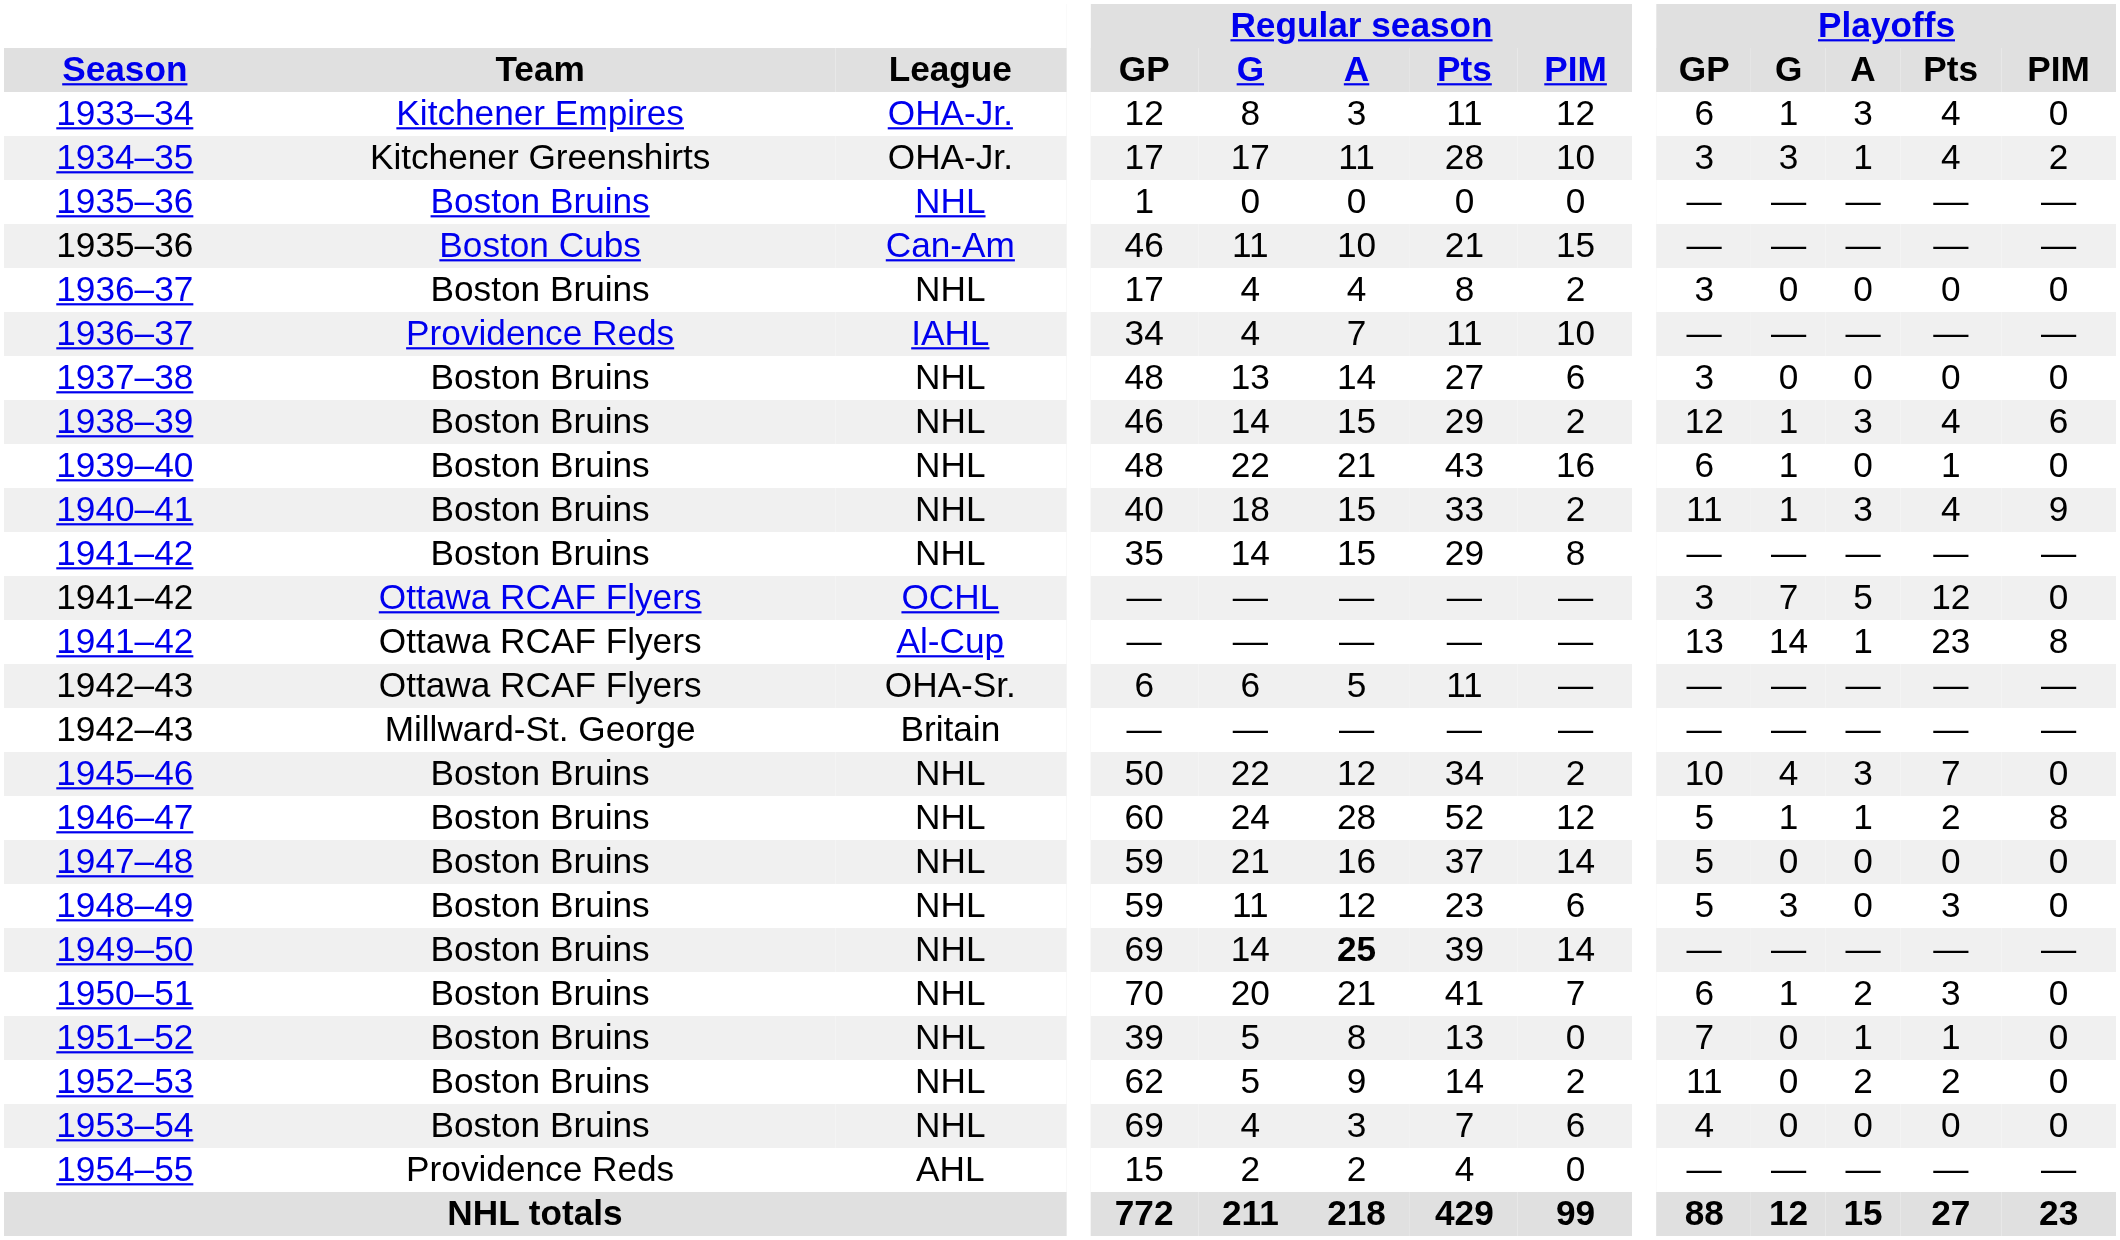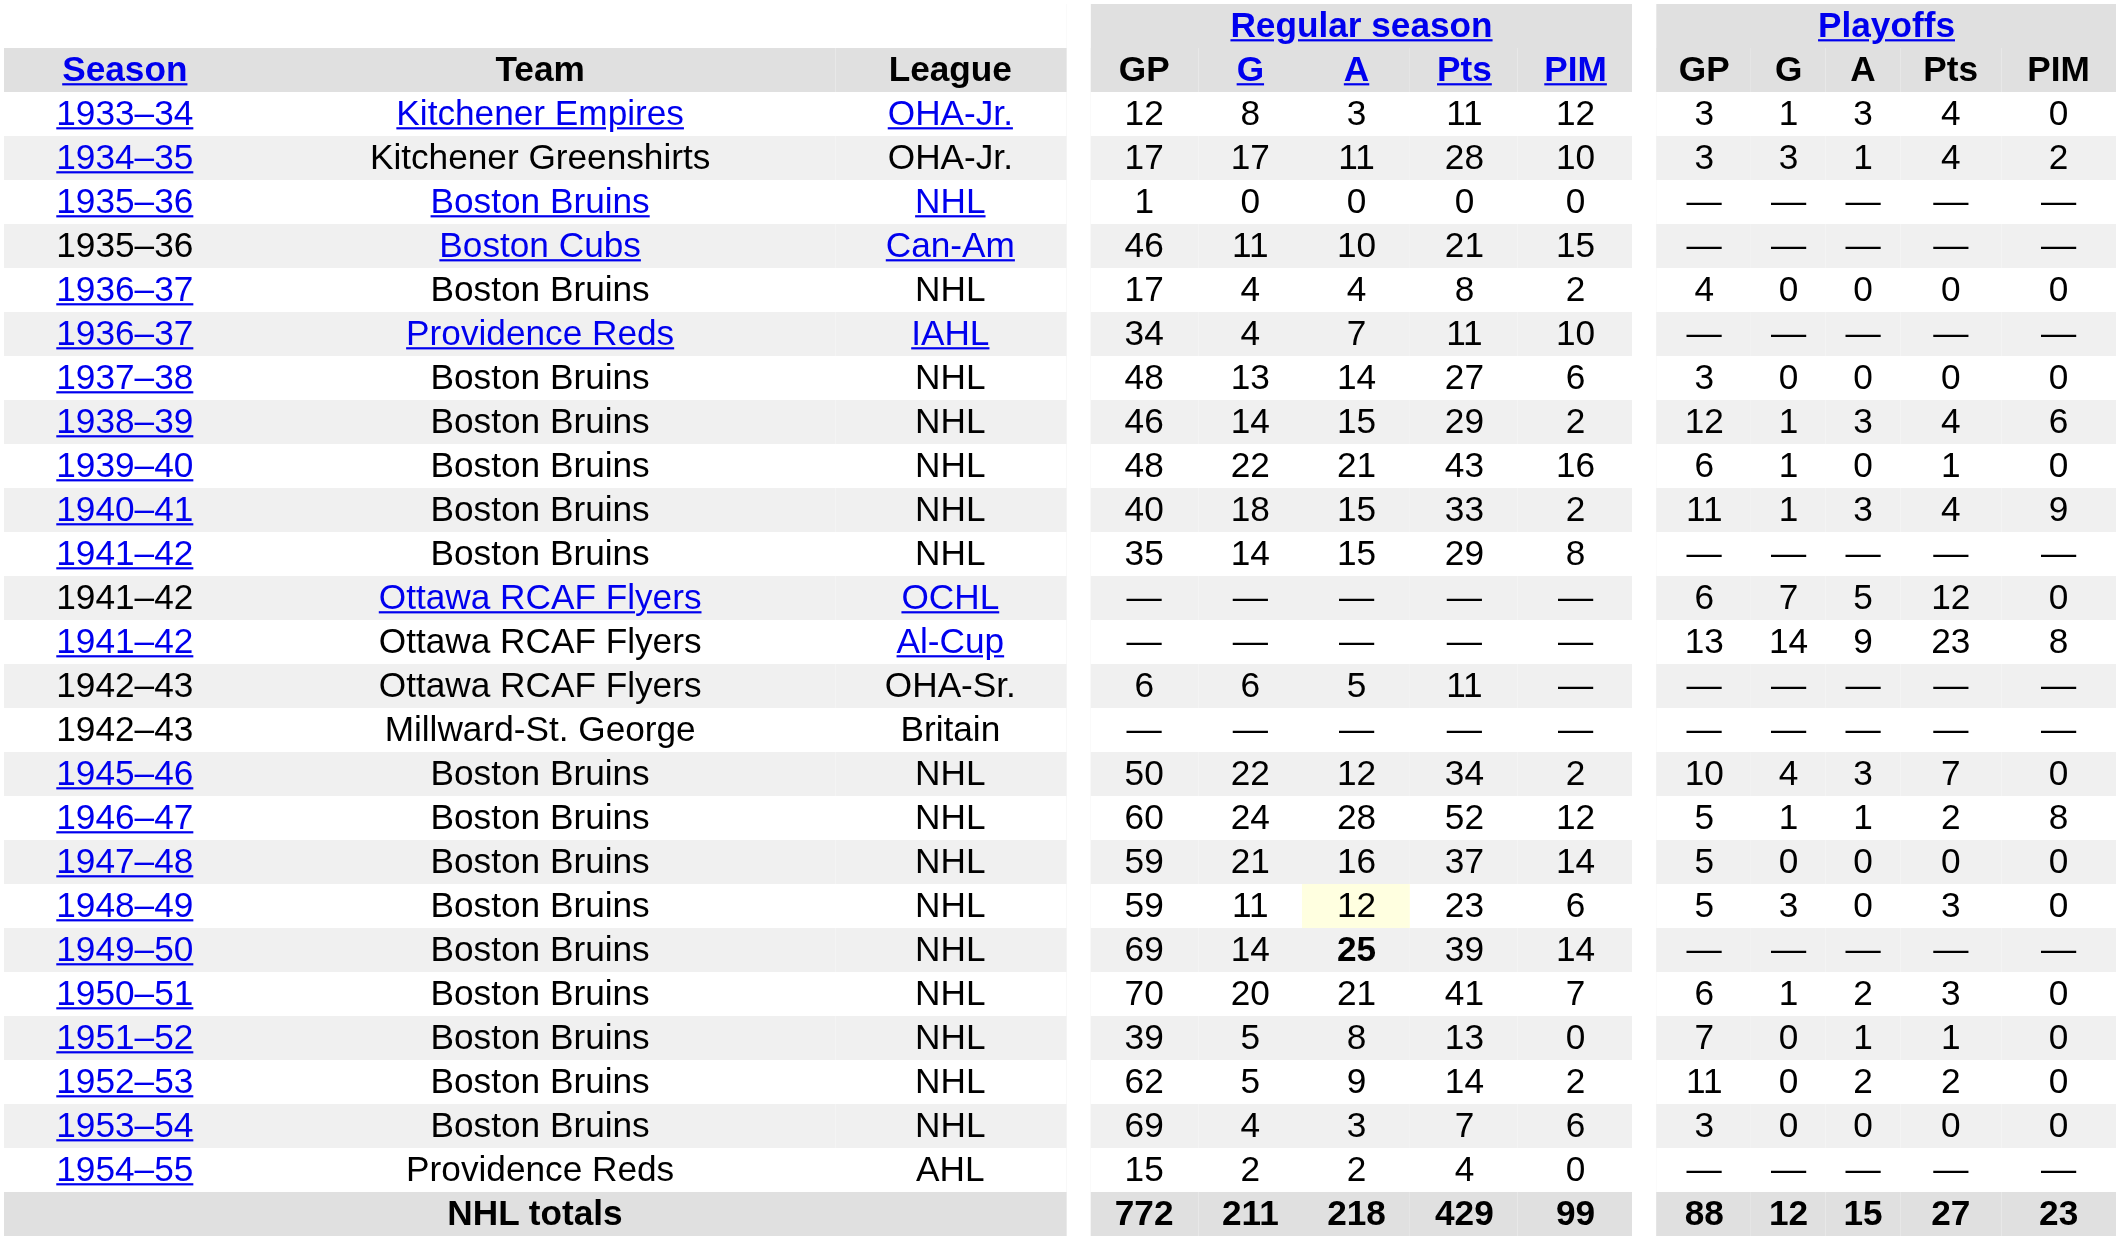(1704, 113) 6 -> (1704, 113) 3
(1704, 289) 3 -> (1704, 289) 4
(1704, 597) 3 -> (1704, 597) 6
(1863, 641) 1 -> (1863, 641) 9
(1357, 905) no background -> (1357, 905) lightyellow background
(1704, 1125) 4 -> (1704, 1125) 3
